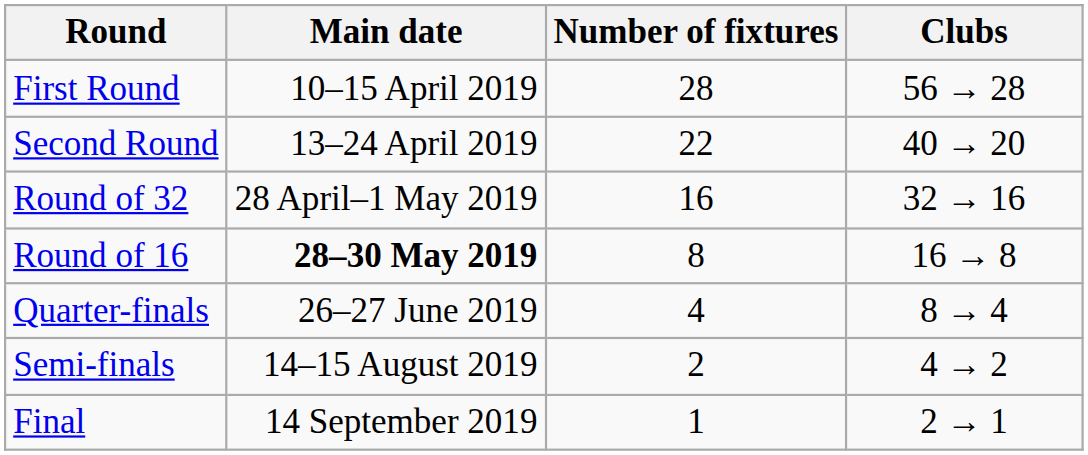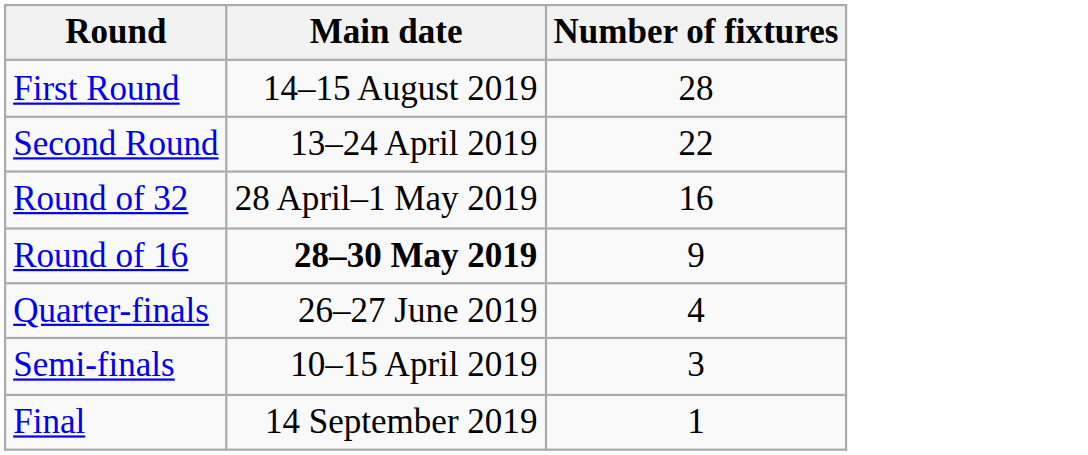- column: (964, 32)
(414, 87) 10–15 April 2019 -> (400, 87) 14–15 August 2019
(696, 254) 8 -> (696, 254) 9
(400, 365) 14–15 August 2019 -> (414, 365) 10–15 April 2019
(696, 365) 2 -> (696, 365) 3
